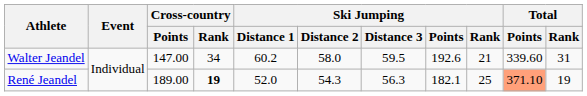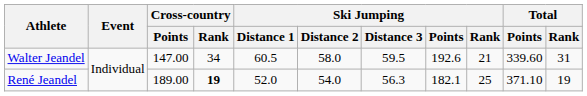(266, 58) 60.2 -> (266, 58) 60.5
(330, 80) 54.3 -> (330, 80) 54.0
(524, 80) lightsalmon background -> (524, 80) no background
